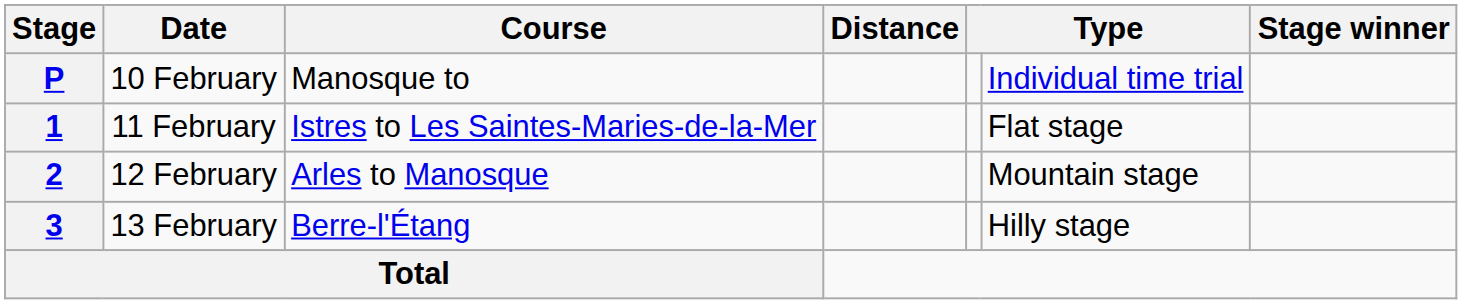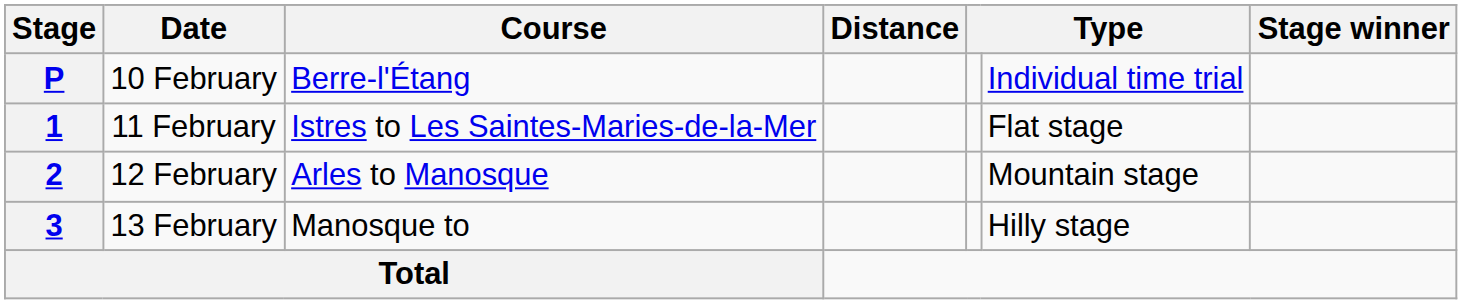(380, 77) Manosque to -> (381, 77) Berre-l'Étang
(381, 224) Berre-l'Étang -> (380, 224) Manosque to
